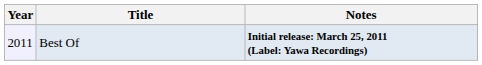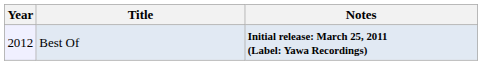(20, 42) 2011 -> (20, 42) 2012
